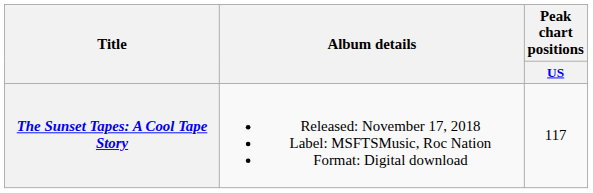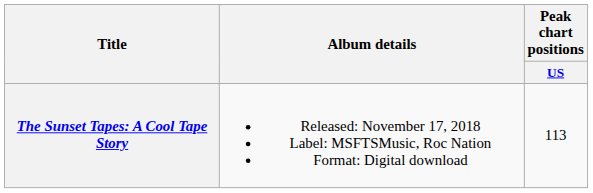(556, 135) 117 -> (556, 135) 113
